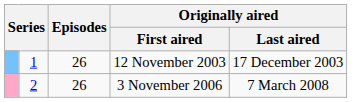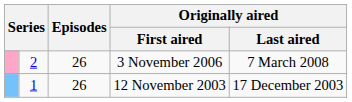rows swapped: (170, 62) <-> (170, 85)
